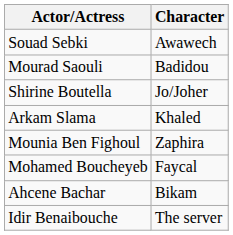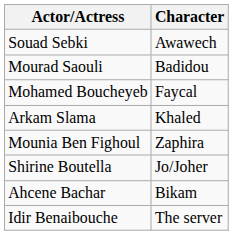rows swapped: (78, 167) <-> (60, 92)
